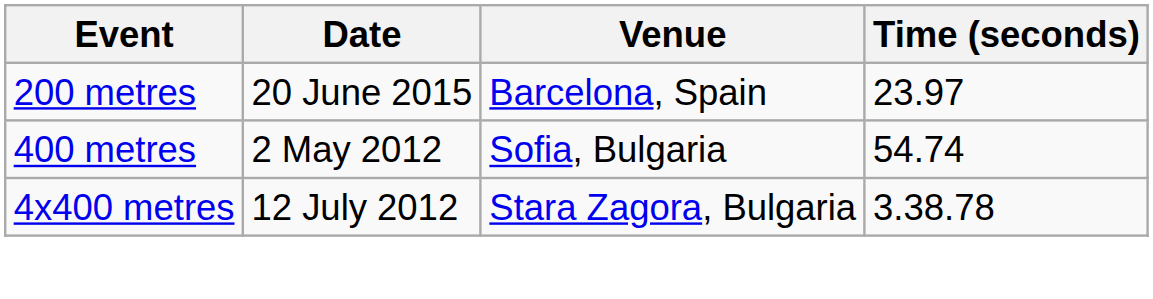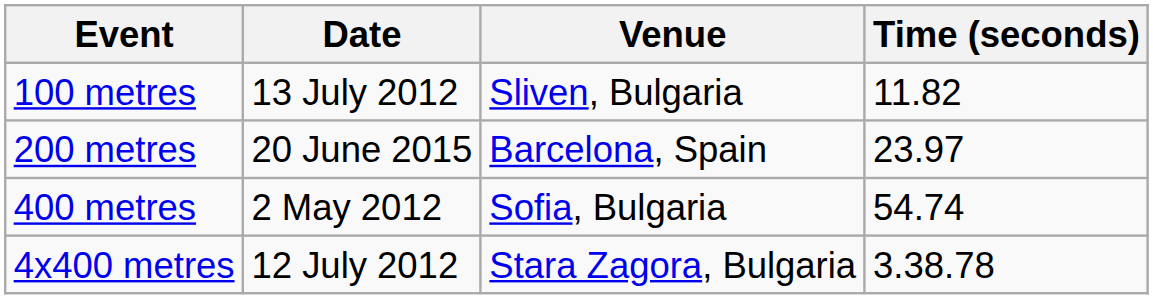+ row: (105, 92)
